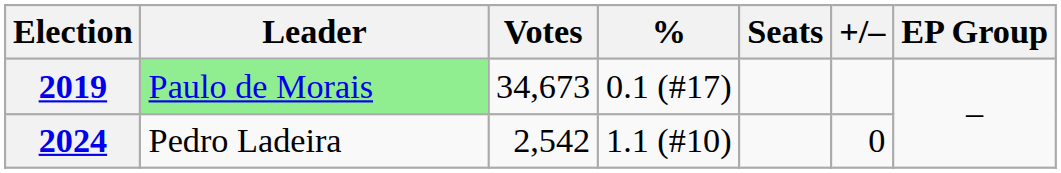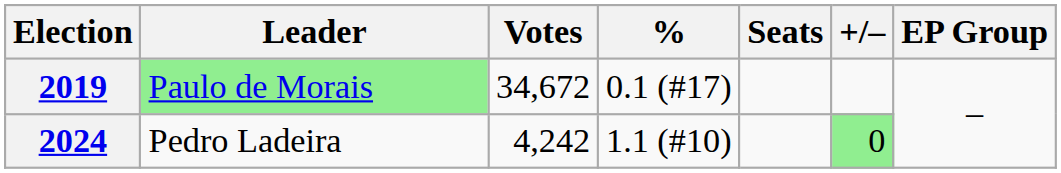(543, 85) 34,673 -> (543, 85) 34,672
(552, 140) 2,542 -> (552, 140) 4,242
(877, 140) no background -> (877, 140) lightgreen background
